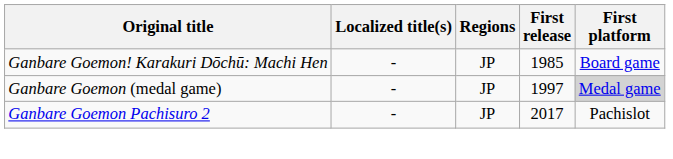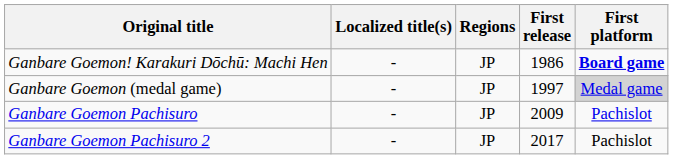(547, 62) 1985 -> (547, 62) 1986
(620, 62) normal -> (622, 62) bold
+ row: (103, 114)
